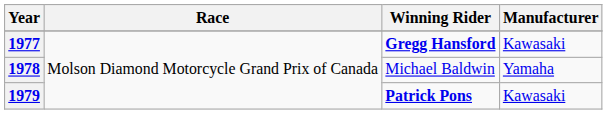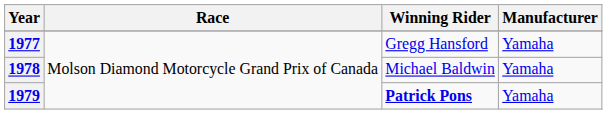(440, 44) bold -> (437, 44) normal
(534, 44) Kawasaki -> (528, 44) Yamaha
(534, 96) Kawasaki -> (528, 96) Yamaha
